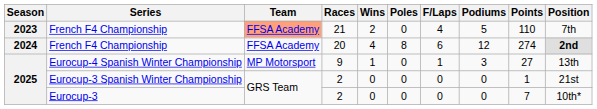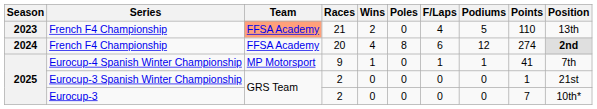(569, 30) 7th -> (569, 30) 13th
(484, 63) 3 -> (484, 63) 1
(527, 63) 27 -> (527, 63) 41
(569, 63) 13th -> (569, 63) 7th
